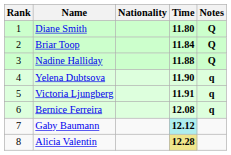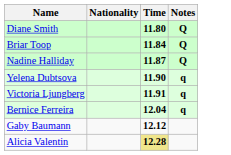- column: (19, 12)
(183, 61) 11.88 -> (155, 61) 11.87
(183, 110) 12.08 -> (155, 110) 12.04
(183, 126) paleturquoise background -> (155, 126) no background
